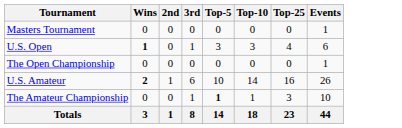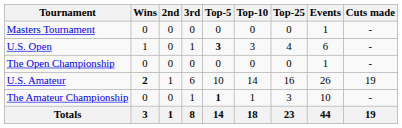+ column: (370, 13)
(145, 47) bold -> (145, 47) normal
(218, 47) normal -> (218, 47) bold
